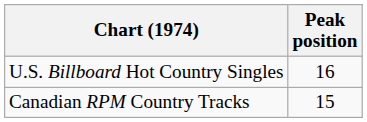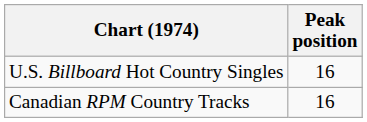(325, 102) 15 -> (325, 102) 16
